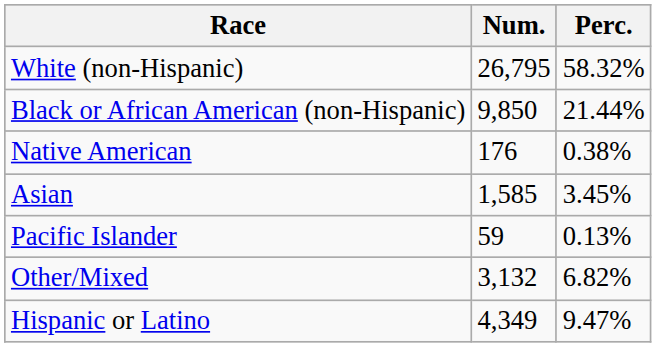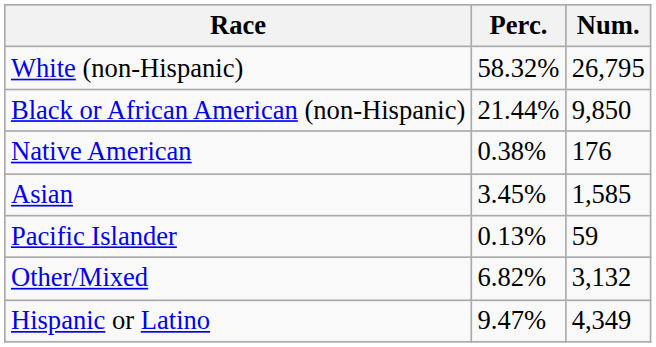columns swapped: (514, 25) <-> (604, 25)
